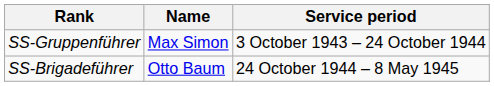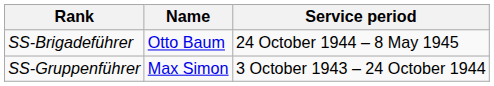rows swapped: (74, 42) <-> (71, 68)
